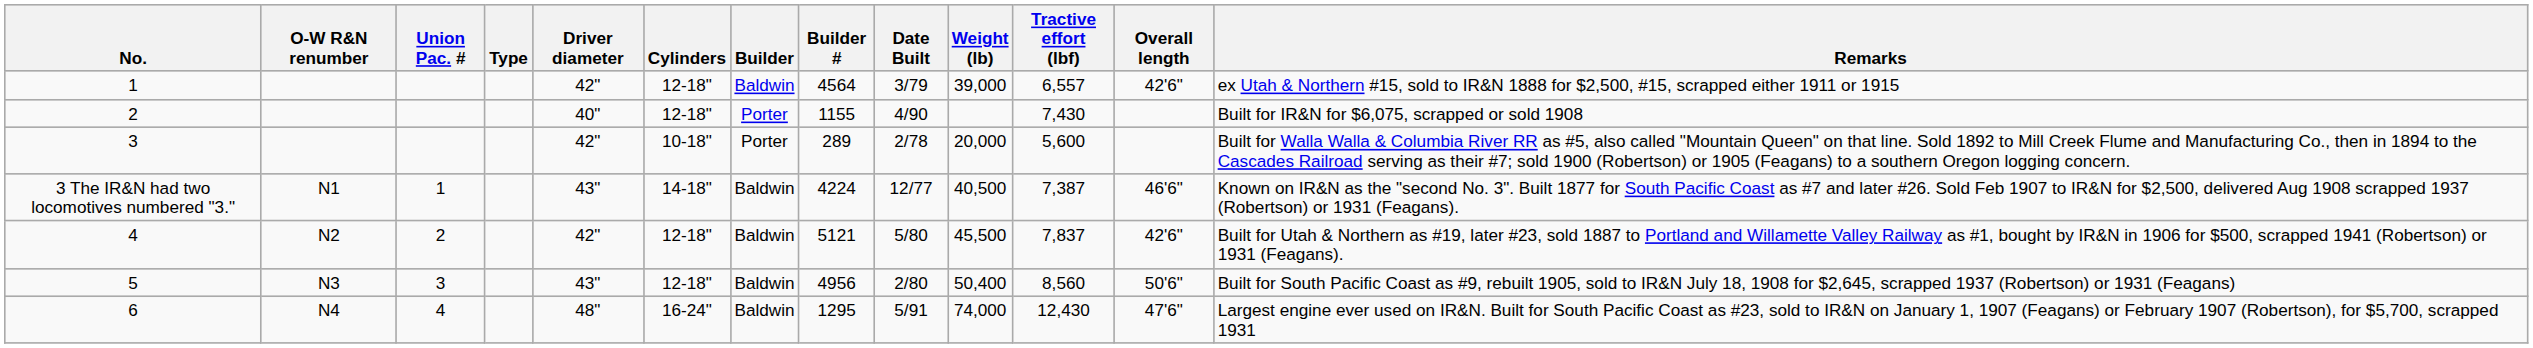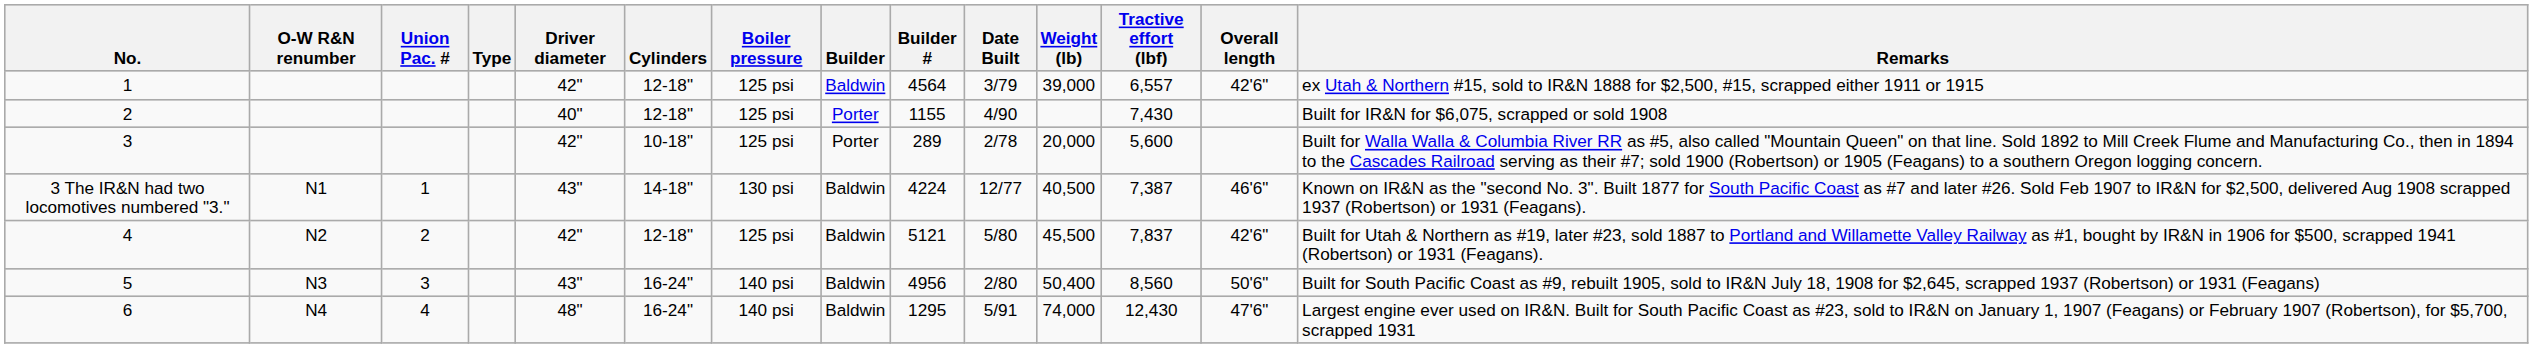+ column: (766, 48)
(687, 282) 12-18" -> (668, 282) 16-24"
